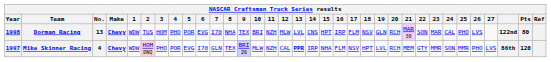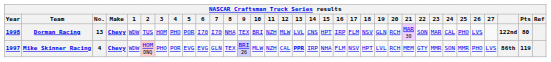(203, 32) EVG -> (203, 32) I70
(203, 48) I70 -> (203, 48) EVG
(526, 48) 120 -> (526, 48) 119
